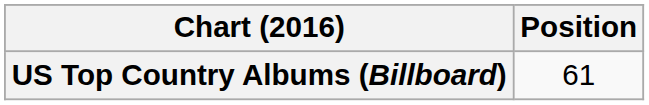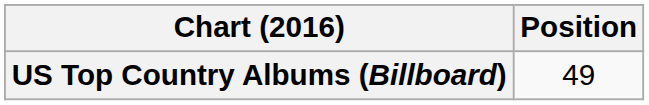(579, 74) 61 -> (579, 74) 49
